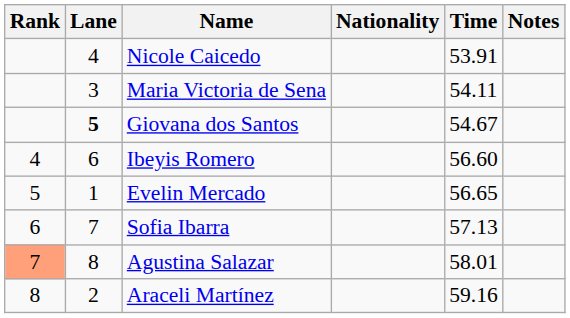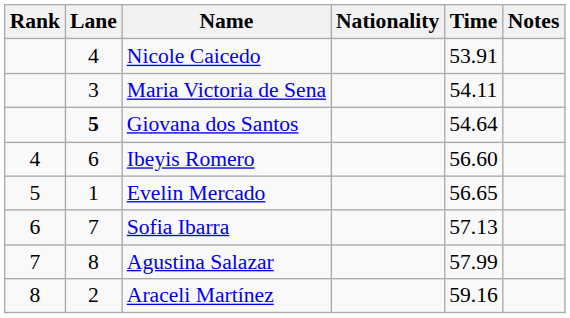(473, 124) 54.67 -> (473, 124) 54.64
(35, 261) lightsalmon background -> (35, 261) no background
(473, 261) 58.01 -> (473, 261) 57.99
